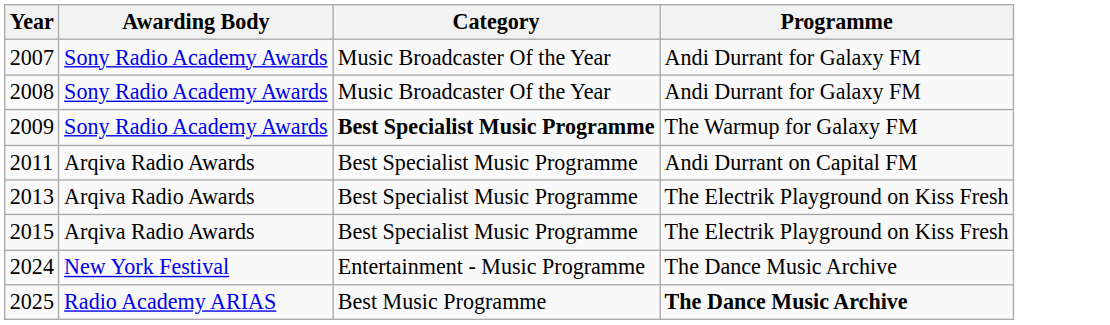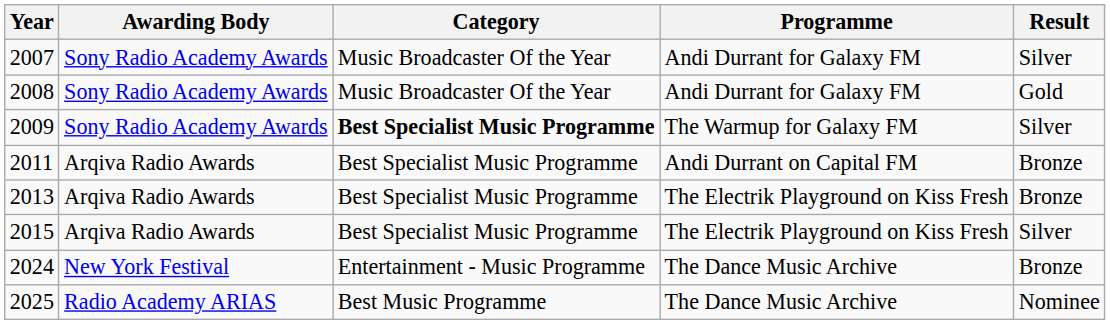+ column: (1059, 22)
(786, 302) bold -> (781, 302) normal
